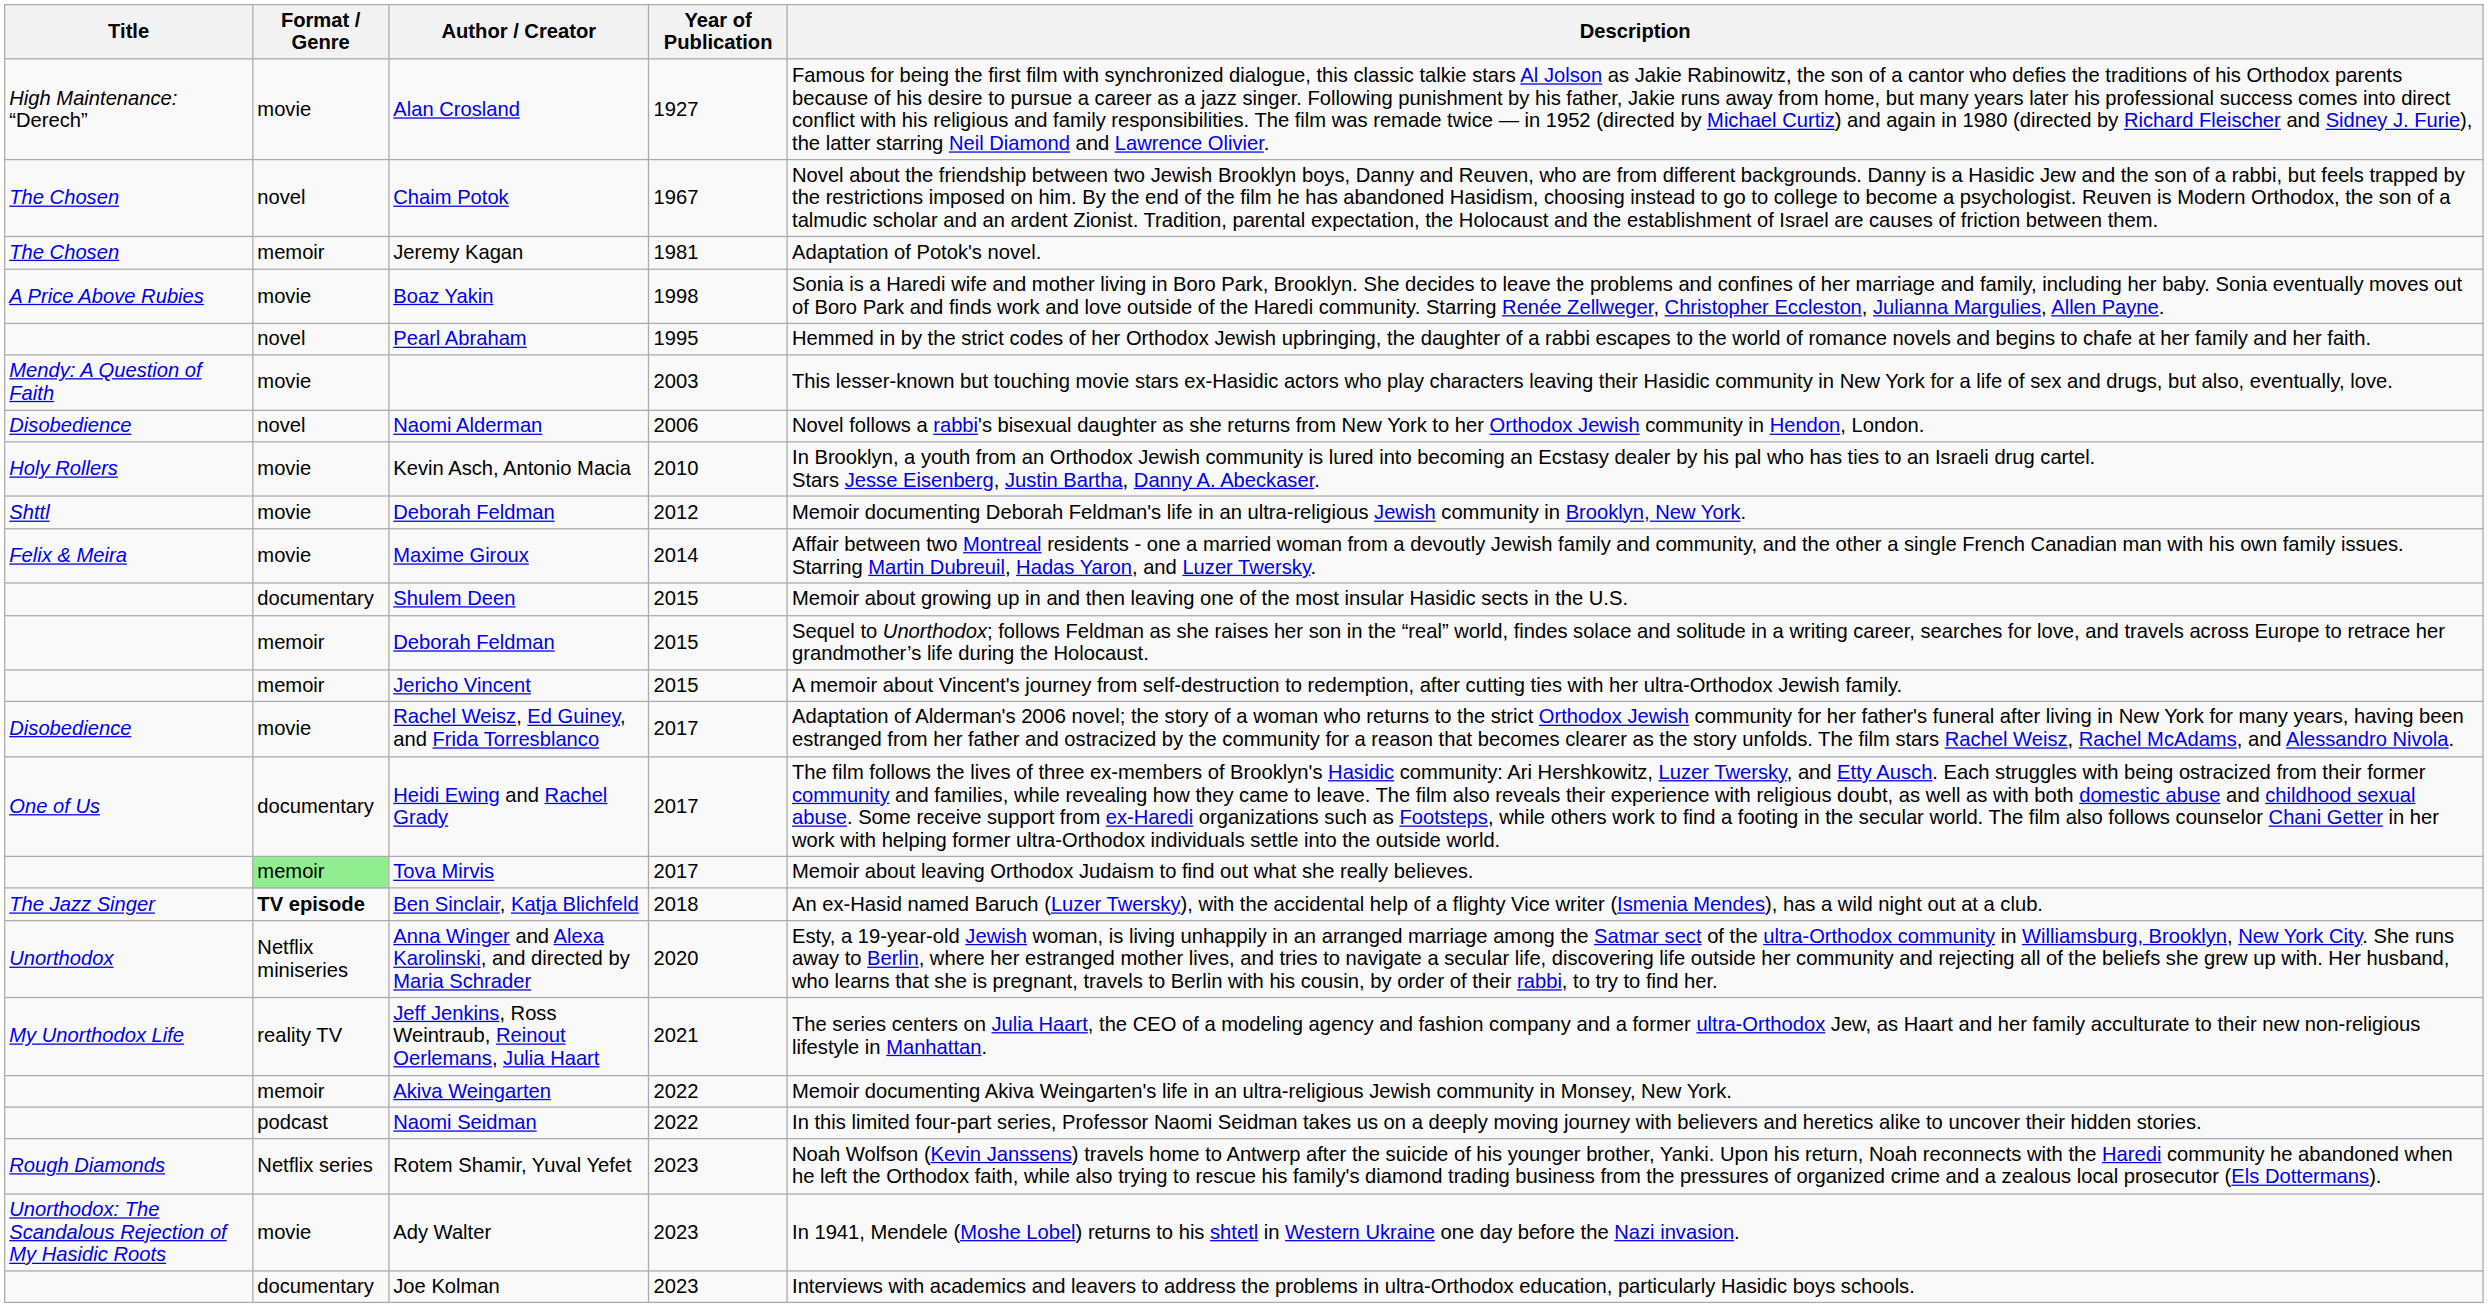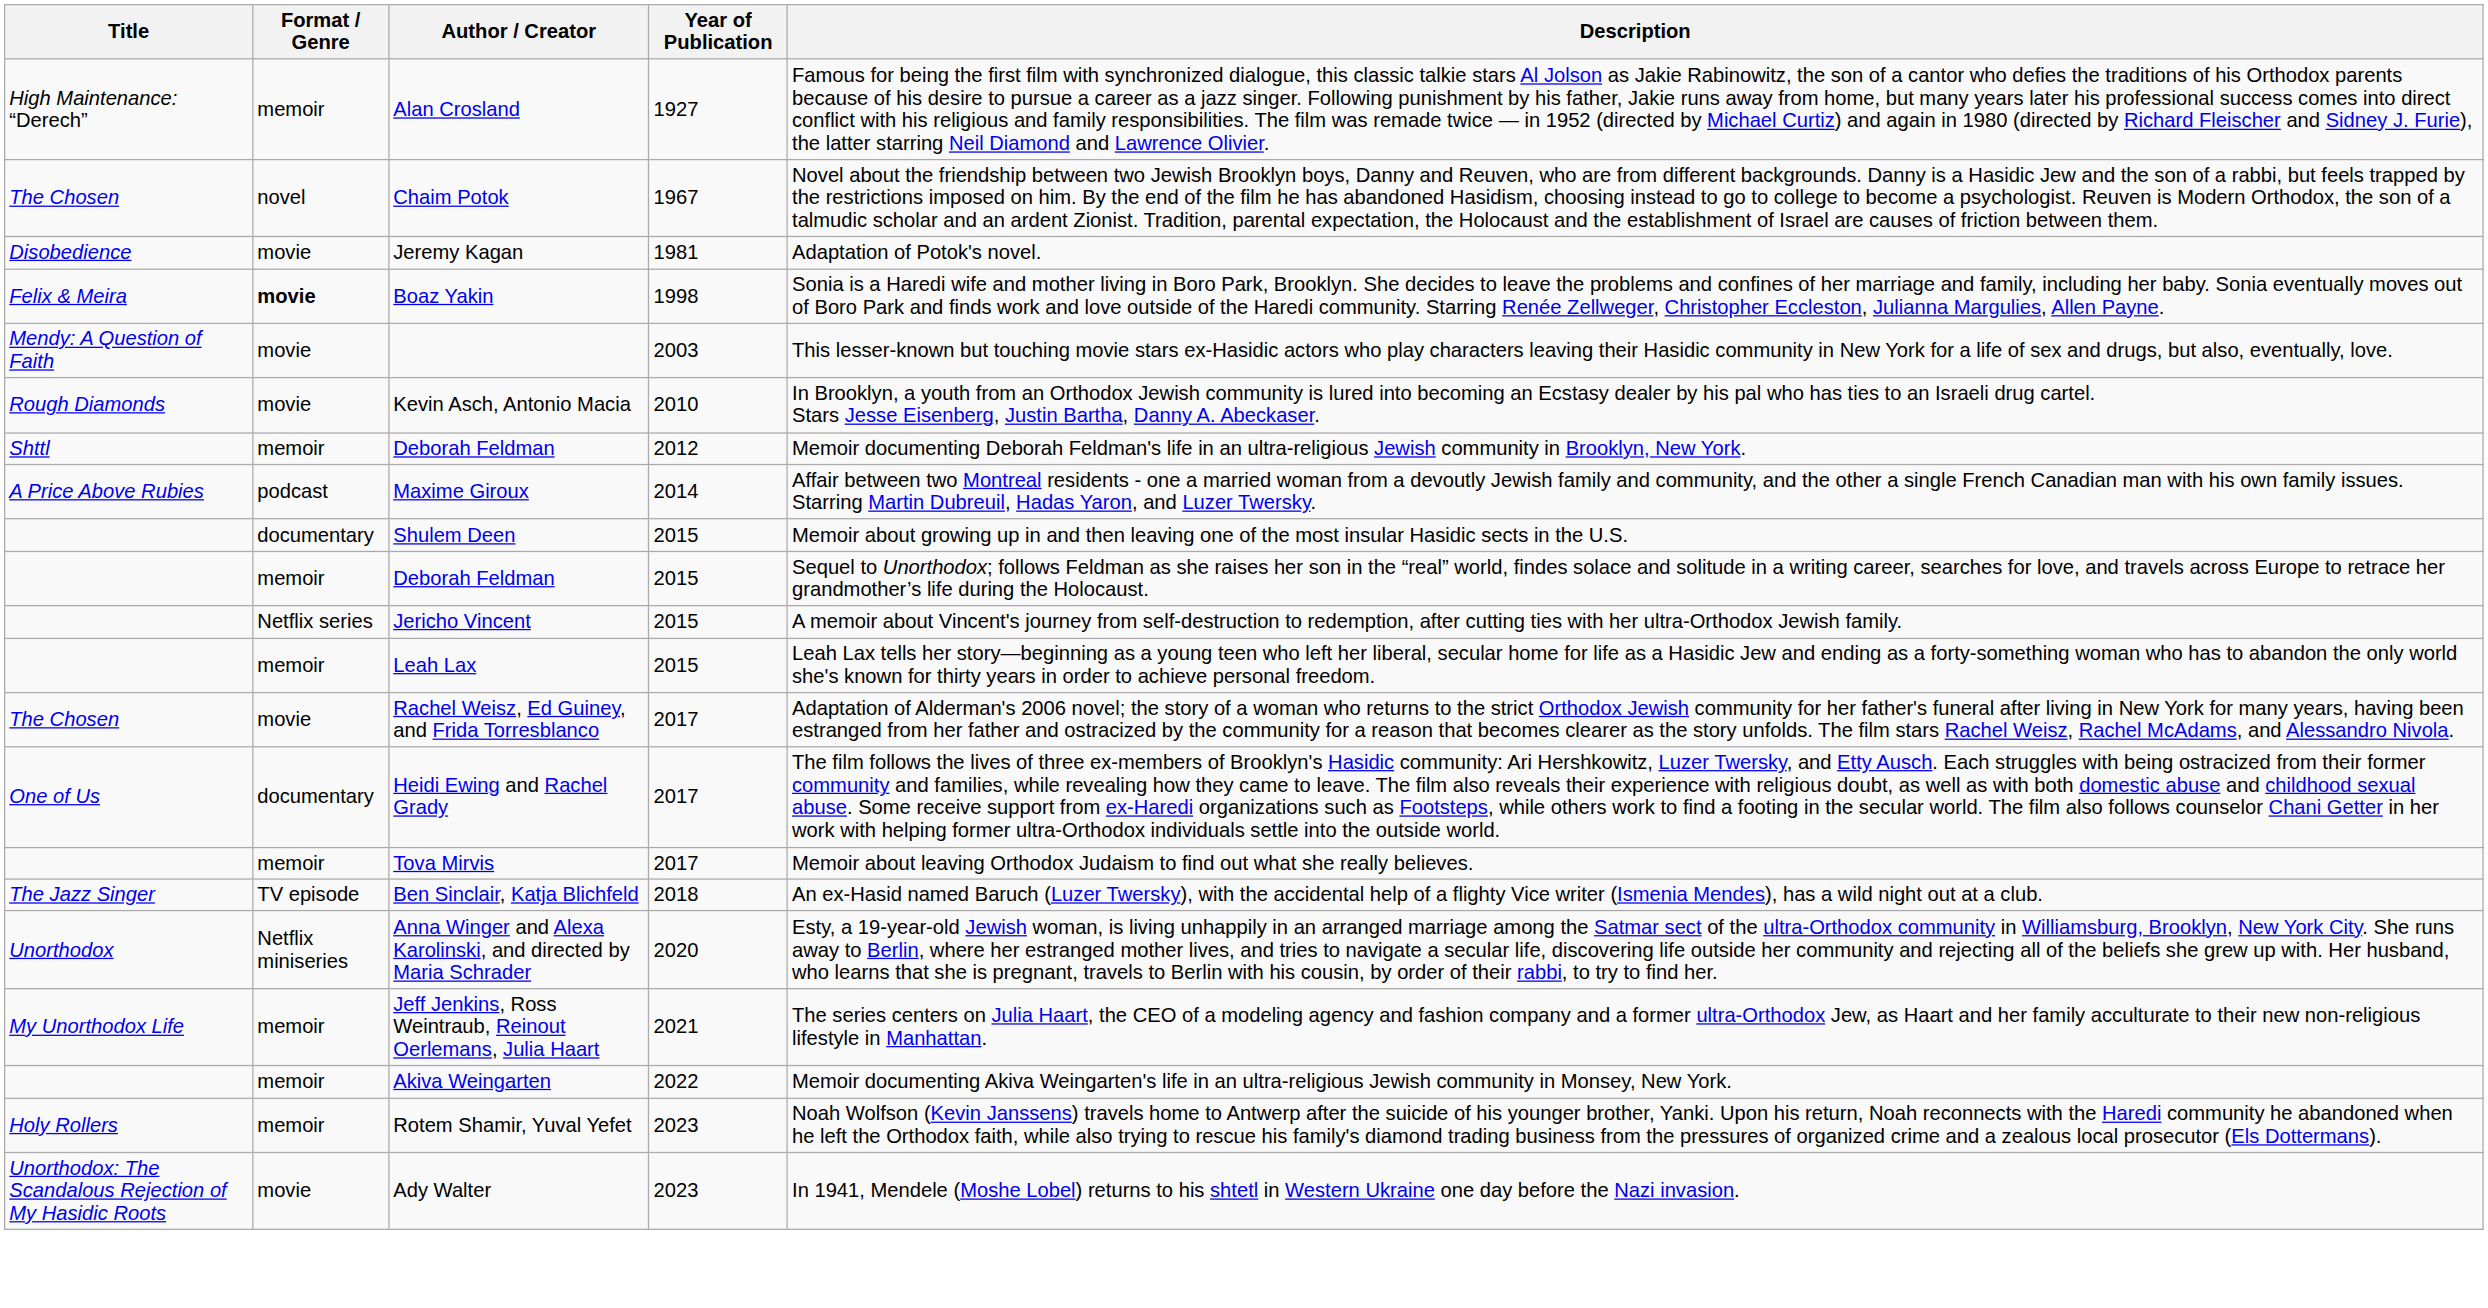(284, 109) movie -> (291, 109) memoir
(64, 252) The Chosen -> (70, 252) Disobedience
(291, 252) memoir -> (284, 252) movie
(107, 295) A Price Above Rubies -> (68, 295) Felix & Meira
(284, 295) normal -> (286, 295) bold
- row: (460, 339)
- row: (468, 425)
(64, 469) Holy Rollers -> (87, 405) Rough Diamonds
(284, 512) movie -> (291, 448) memoir
(68, 555) Felix & Meira -> (107, 491) A Price Above Rubies
(284, 555) movie -> (293, 491) podcast
(291, 685) memoir -> (315, 621) Netflix series
+ row: (435, 664)
(70, 728) Disobedience -> (64, 719) The Chosen
(291, 872) lightgreen background -> (291, 862) no background
(311, 904) bold -> (308, 894) normal
(300, 1036) reality TV -> (291, 1026) memoir
- row: (465, 1122)
(87, 1166) Rough Diamonds -> (64, 1124) Holy Rollers
(315, 1166) Netflix series -> (291, 1124) memoir
- row: (447, 1286)
